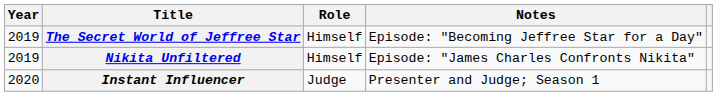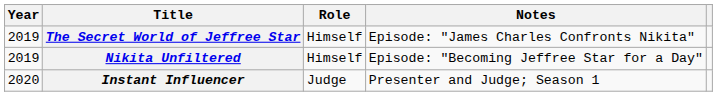(536, 37) Episode: "Becoming Jeffree Star for a Day" -> (532, 37) Episode: "James Charles Confronts Nikita"
(532, 59) Episode: "James Charles Confronts Nikita" -> (536, 59) Episode: "Becoming Jeffree Star for a Day"
